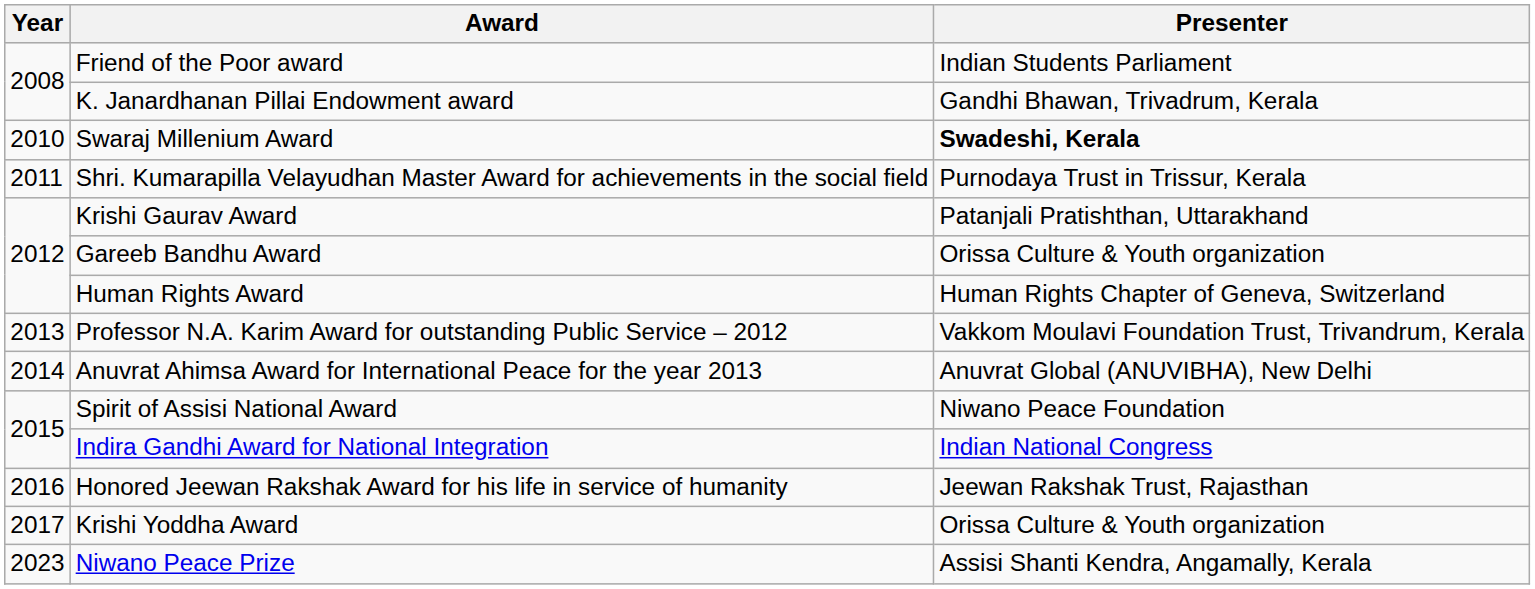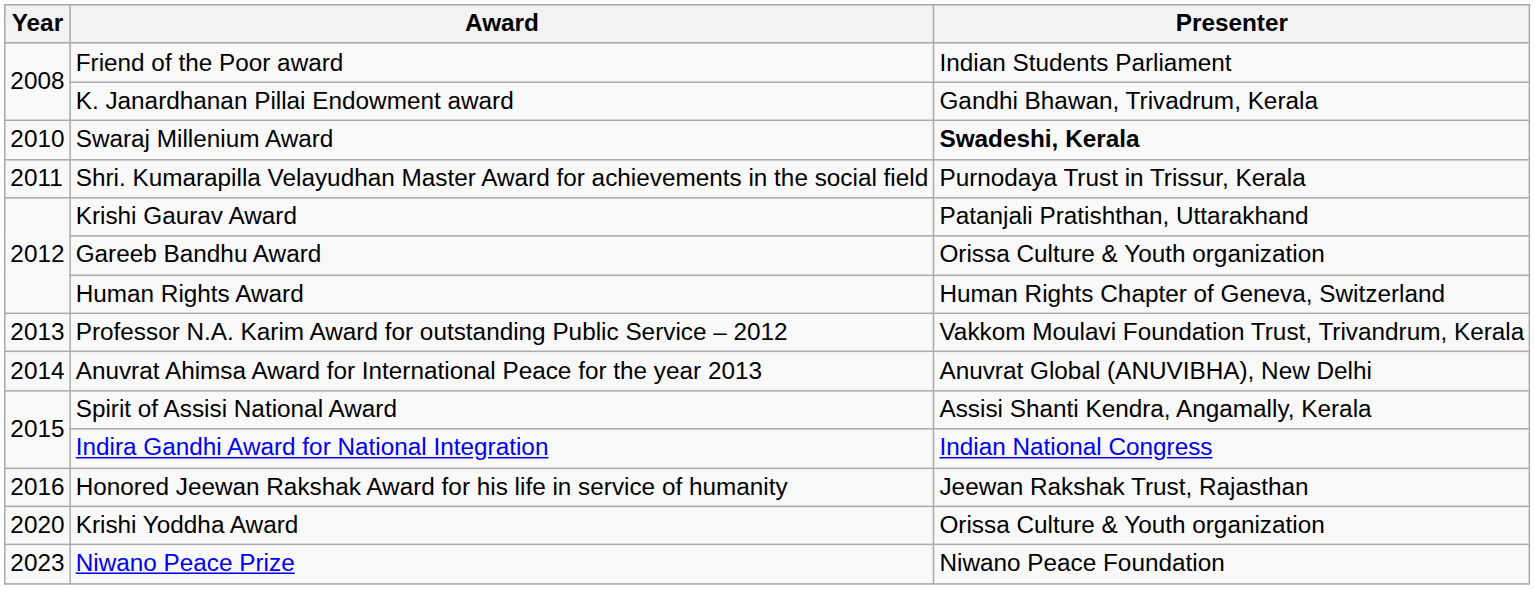(1082, 409) Niwano Peace Foundation -> (1156, 409) Assisi Shanti Kendra, Angamally, Kerala
(37, 525) 2017 -> (37, 525) 2020
(1156, 563) Assisi Shanti Kendra, Angamally, Kerala -> (1082, 563) Niwano Peace Foundation
